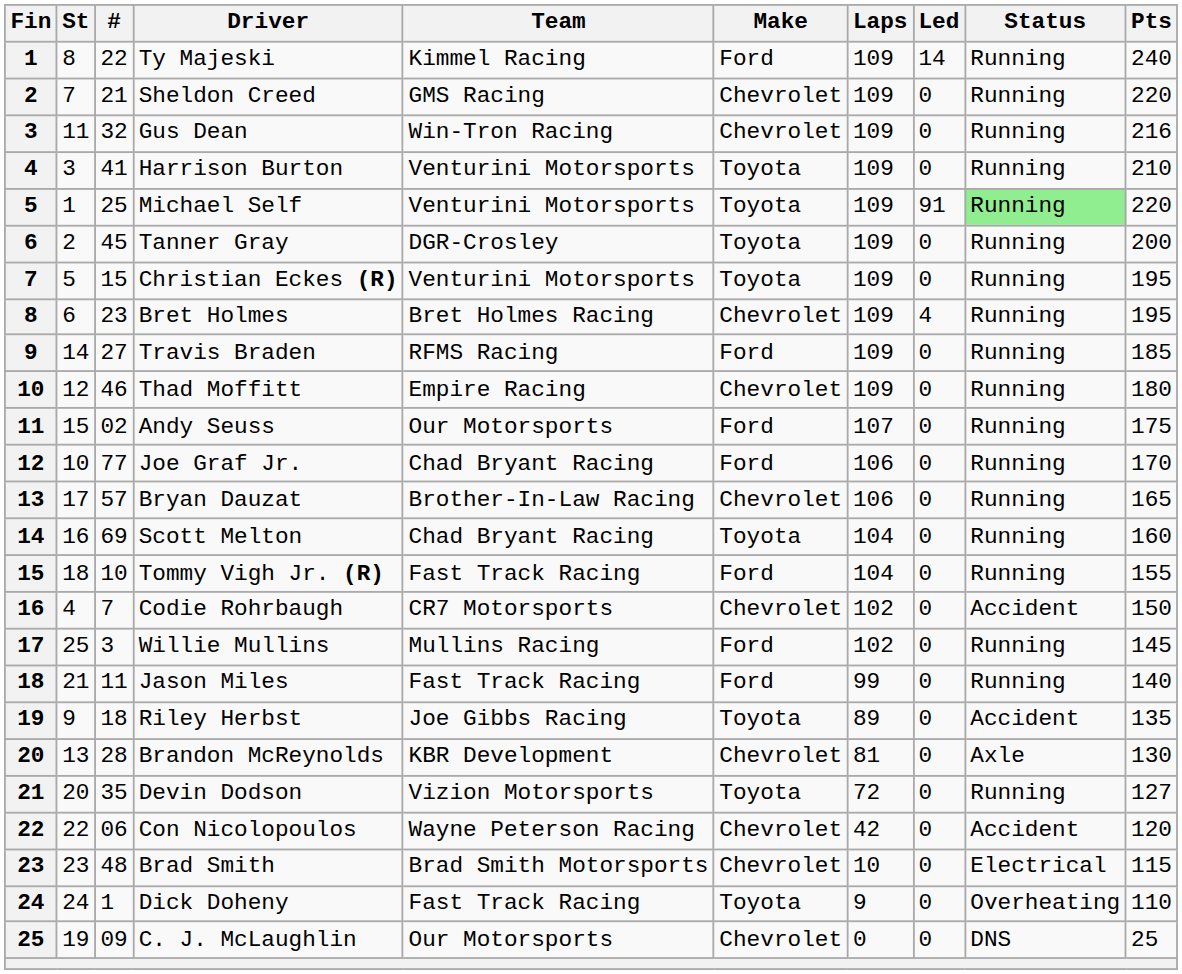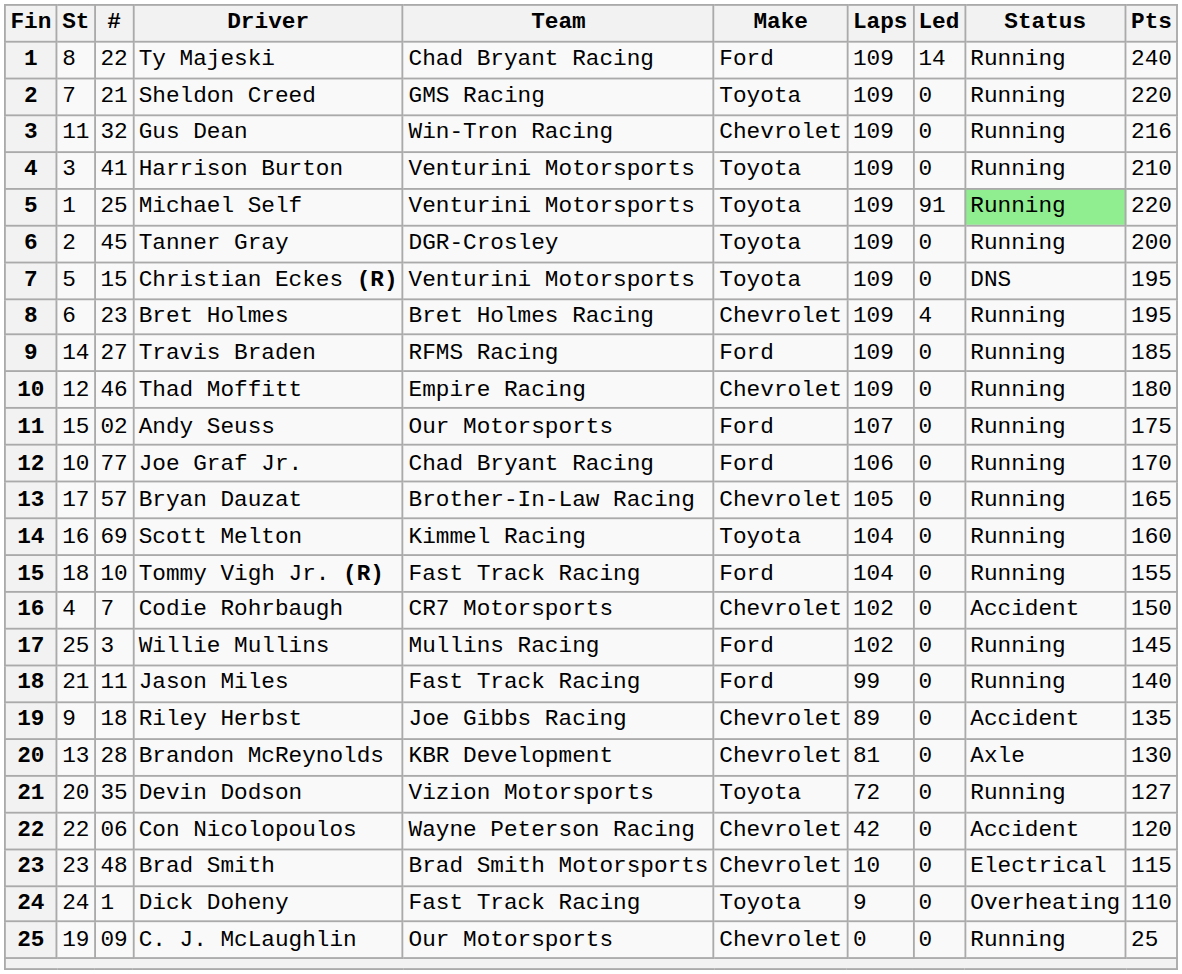(497, 60) Kimmel Racing -> (531, 60) Chad Bryant Racing
(781, 97) Chevrolet -> (760, 97) Toyota
(1018, 280) Running -> (991, 280) DNS
(873, 501) 106 -> (873, 501) 105
(531, 537) Chad Bryant Racing -> (497, 537) Kimmel Racing
(760, 721) Toyota -> (781, 721) Chevrolet
(991, 941) DNS -> (1018, 941) Running
